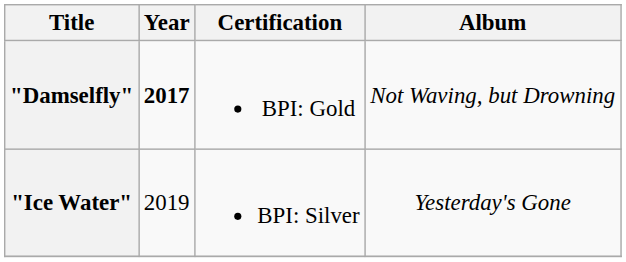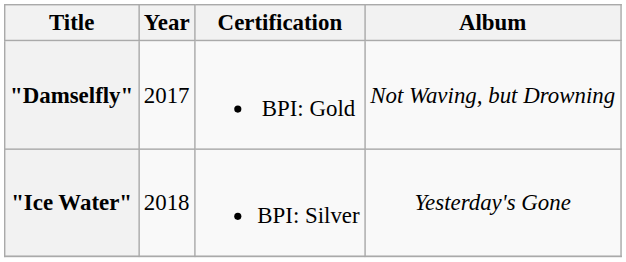(167, 94) bold -> (167, 94) normal
(167, 202) 2019 -> (167, 202) 2018
